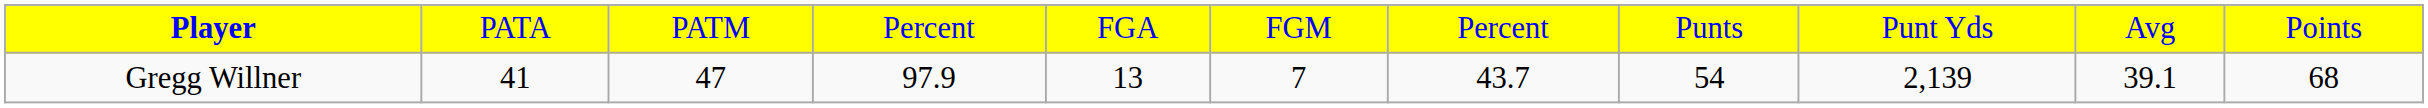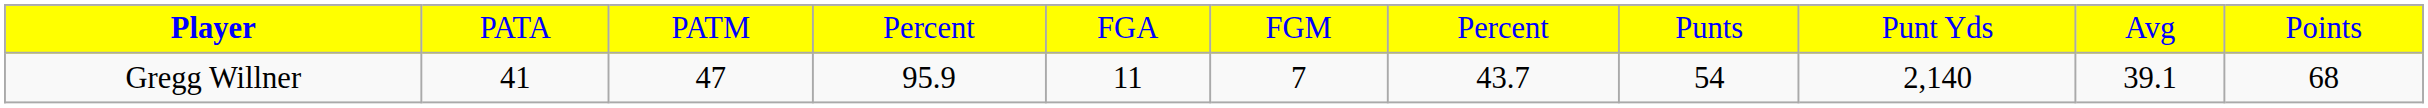(929, 77) 97.9 -> (929, 77) 95.9
(1128, 77) 13 -> (1128, 77) 11
(1938, 77) 2,139 -> (1938, 77) 2,140
